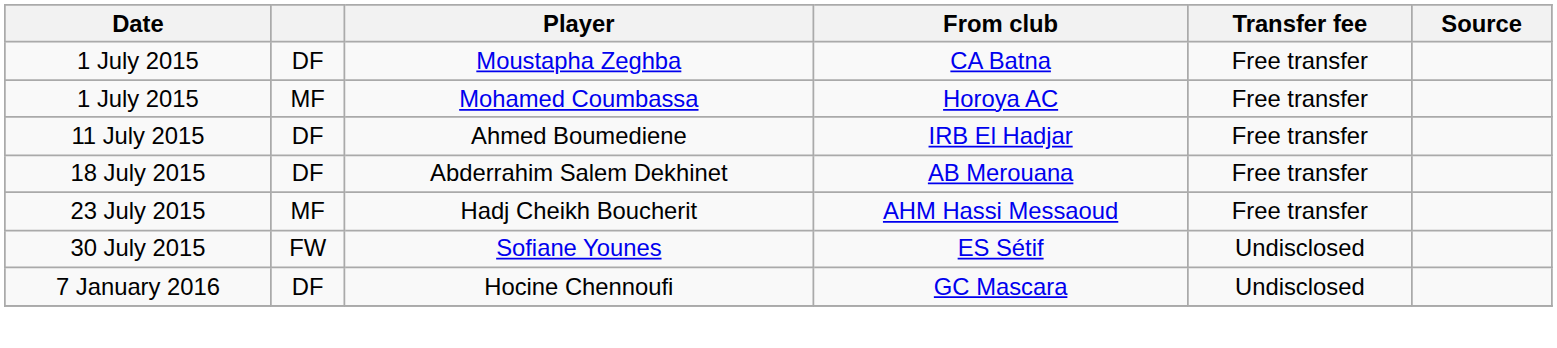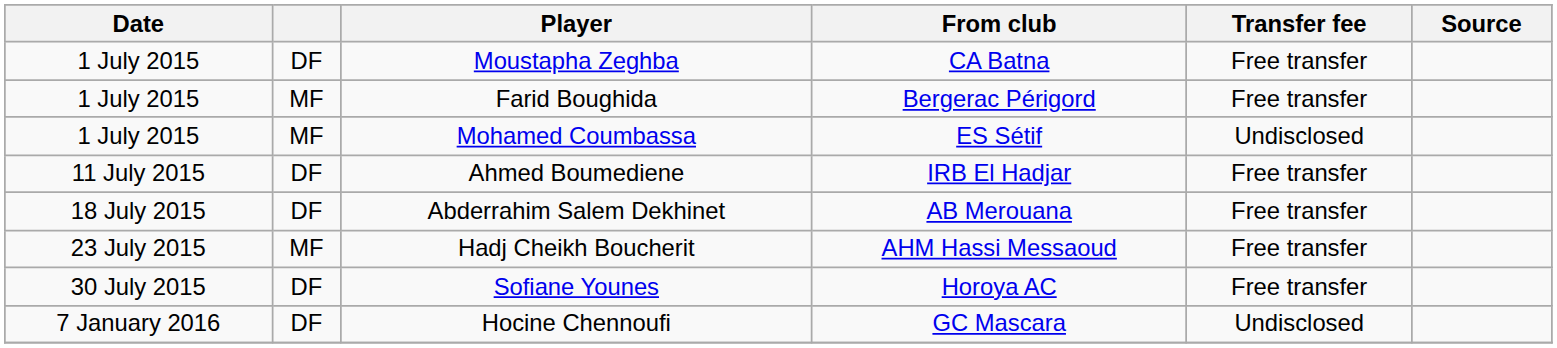+ row: (576, 98)
(1001, 98) Horoya AC -> (999, 136) ES Sétif
(1300, 98) Free transfer -> (1299, 136) Undisclosed
(308, 248) FW -> (306, 286) DF
(1001, 248) ES Sétif -> (999, 286) Horoya AC
(1300, 248) Undisclosed -> (1299, 286) Free transfer
